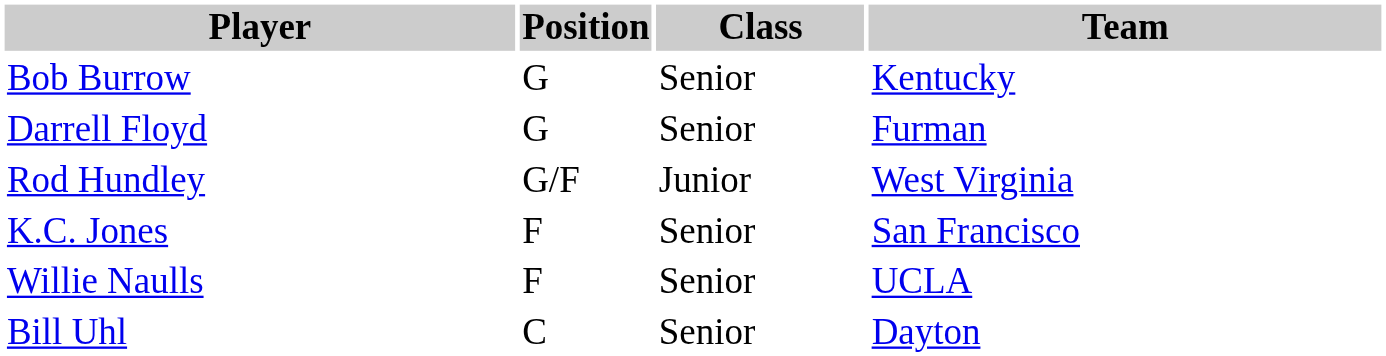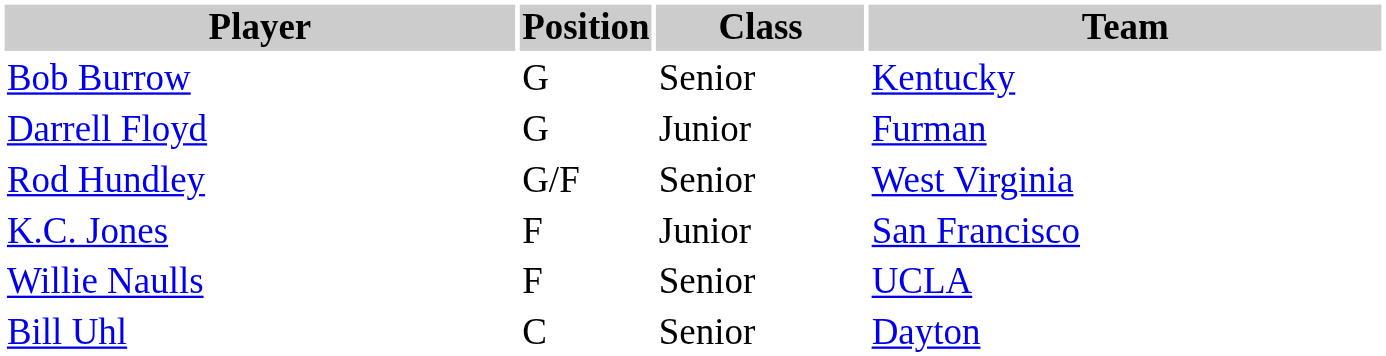(707, 128) Senior -> (705, 128) Junior
(705, 179) Junior -> (707, 179) Senior
(707, 230) Senior -> (705, 230) Junior
